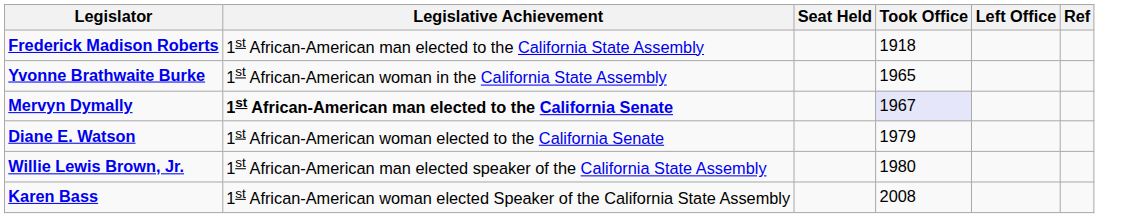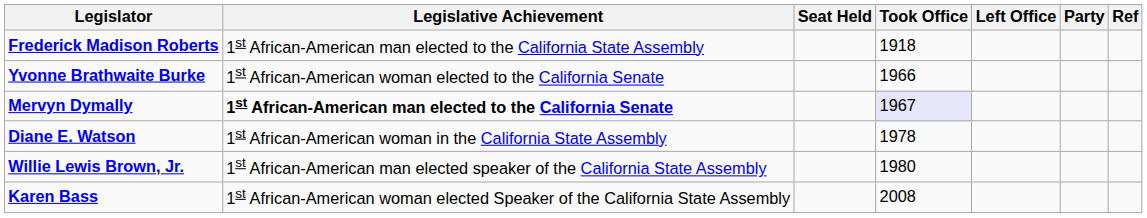+ column: (1084, 17)
(446, 75) 1st African-American woman in the California State Assembly -> (445, 75) 1st African-American woman elected to the California Senate
(898, 75) 1965 -> (898, 75) 1966
(445, 136) 1st African-American woman elected to the California Senate -> (446, 136) 1st African-American woman in the California State Assembly
(898, 136) 1979 -> (898, 136) 1978
